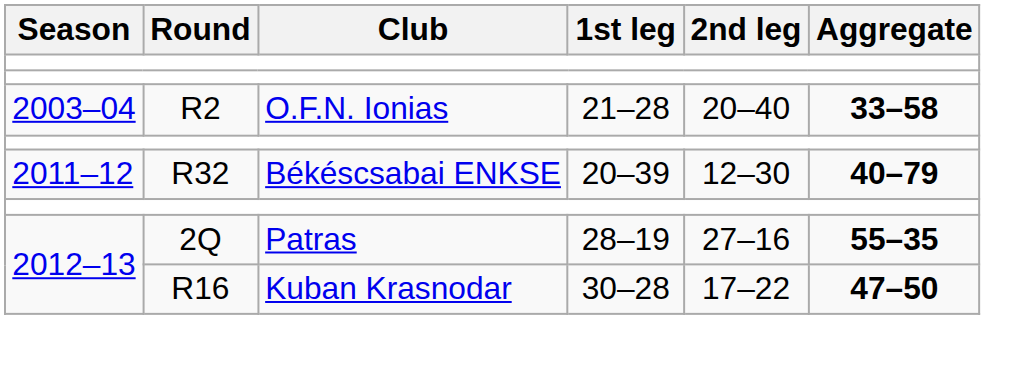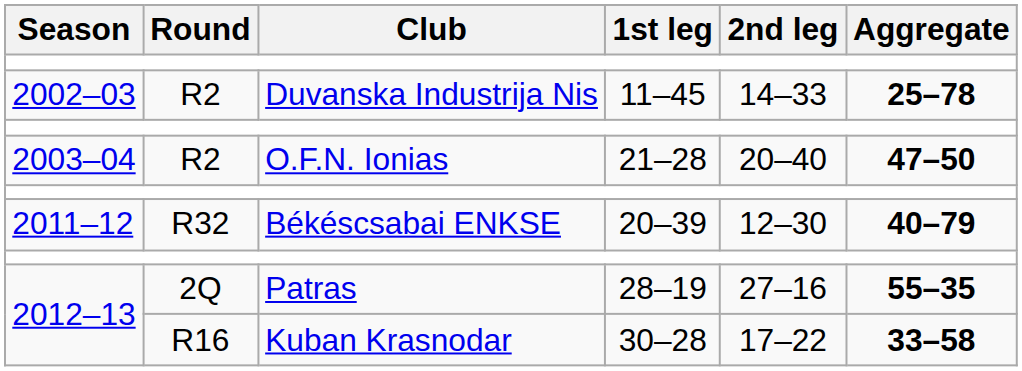+ row: (432, 94)
(894, 109) 33–58 -> (931, 159) 47–50
(894, 289) 47–50 -> (931, 339) 33–58
